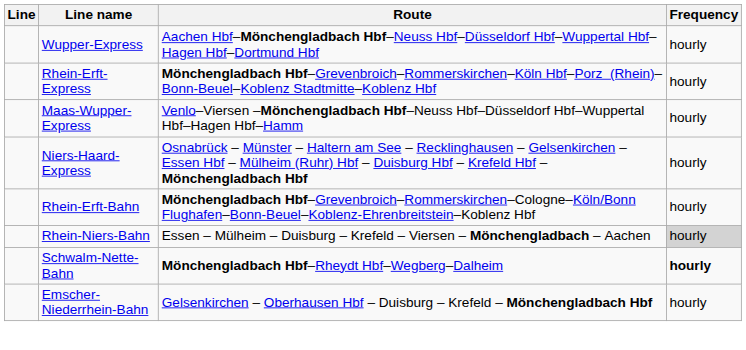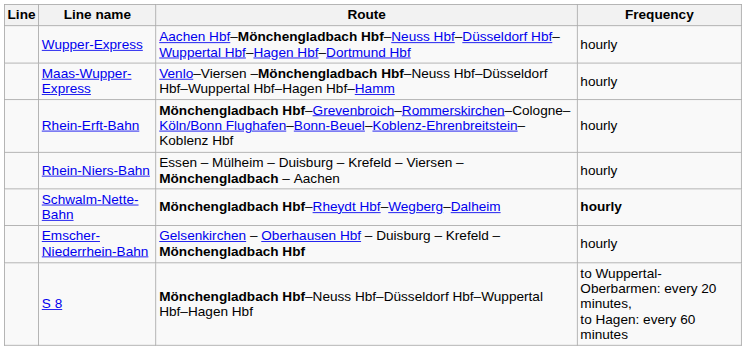- row: (75, 81)
- row: (81, 162)
(688, 236) lightgrey background -> (599, 170) no background
+ row: (52, 303)
